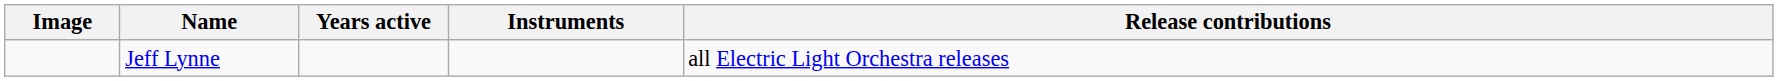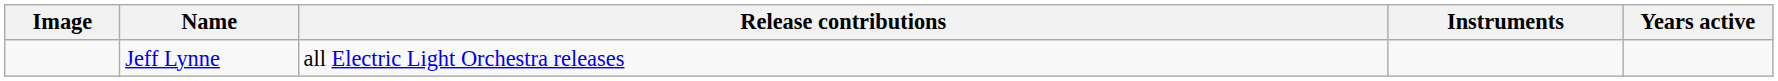columns swapped: (374, 22) <-> (1228, 22)
